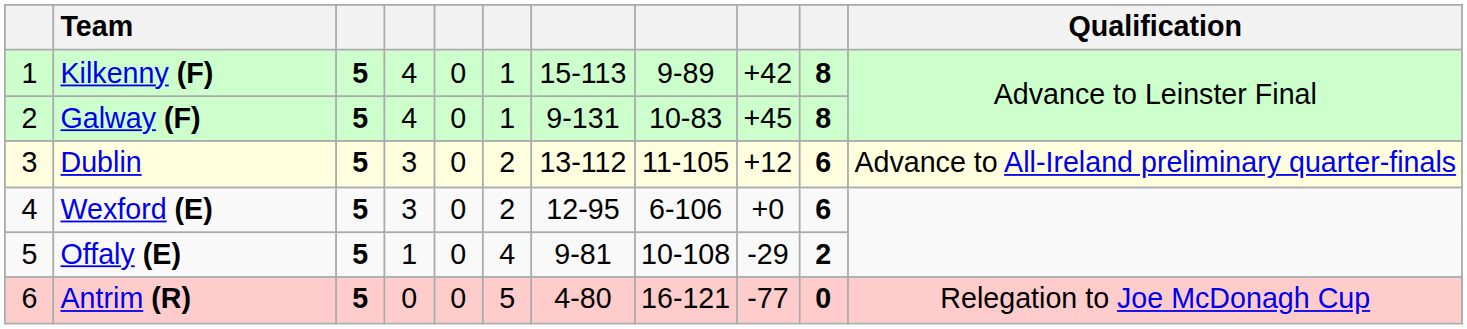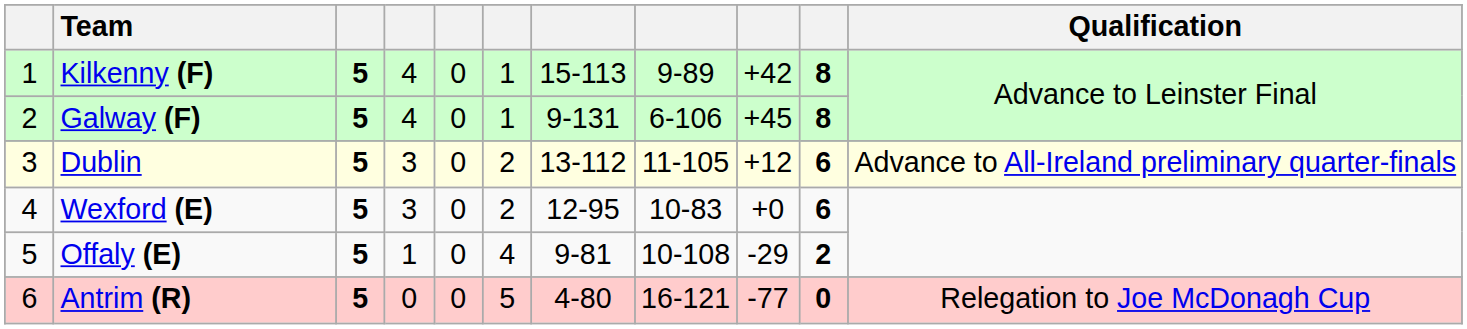(686, 118) 10-83 -> (686, 118) 6-106
(686, 208) 6-106 -> (686, 208) 10-83
